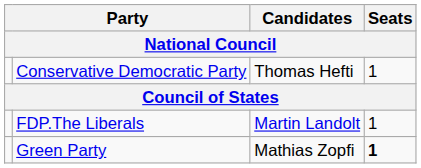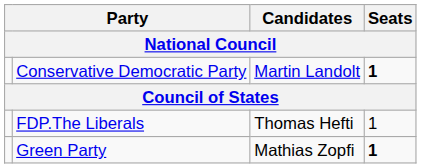(304, 71) Thomas Hefti -> (307, 71) Martin Landolt
(373, 71) normal -> (373, 71) bold
(307, 124) Martin Landolt -> (304, 124) Thomas Hefti
